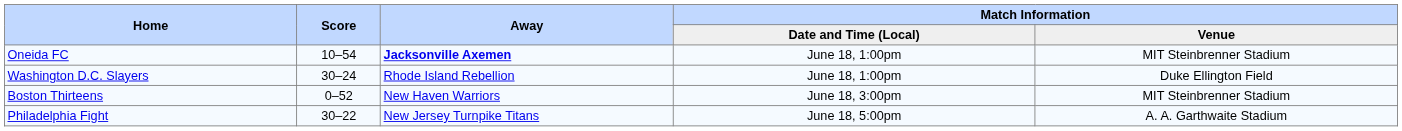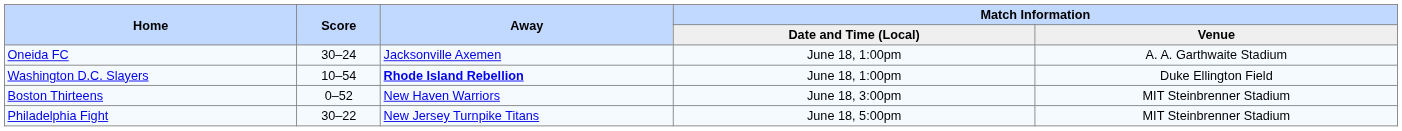(339, 55) 10–54 -> (339, 55) 30–24
(447, 55) bold -> (442, 55) normal
(1216, 55) MIT Steinbrenner Stadium -> (1216, 55) A. A. Garthwaite Stadium
(339, 75) 30–24 -> (339, 75) 10–54
(449, 75) normal -> (454, 75) bold
(1216, 116) A. A. Garthwaite Stadium -> (1216, 116) MIT Steinbrenner Stadium
